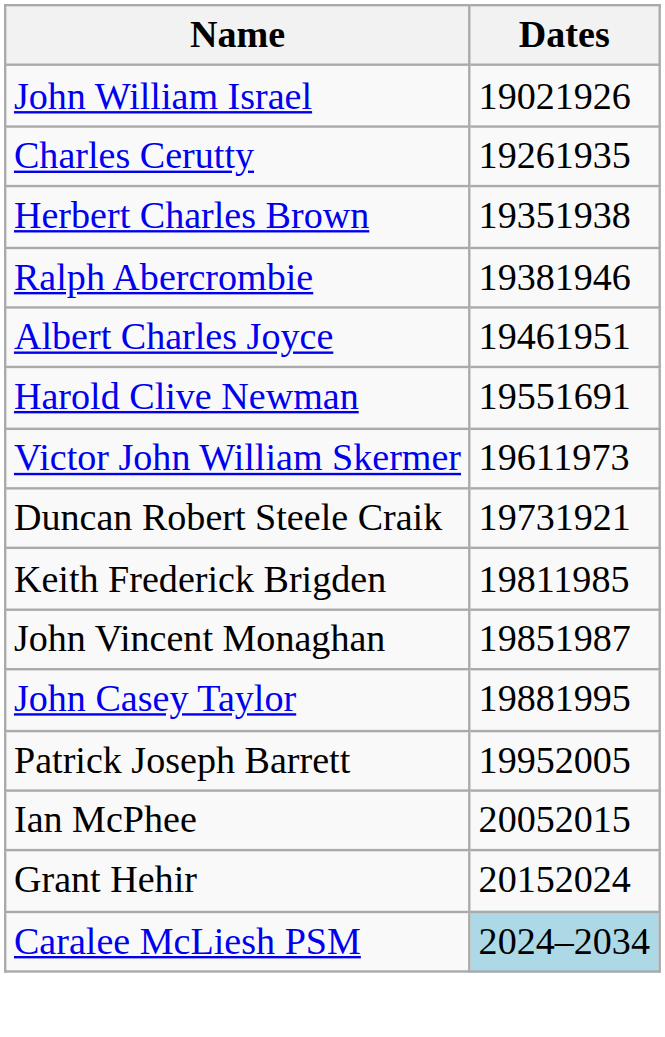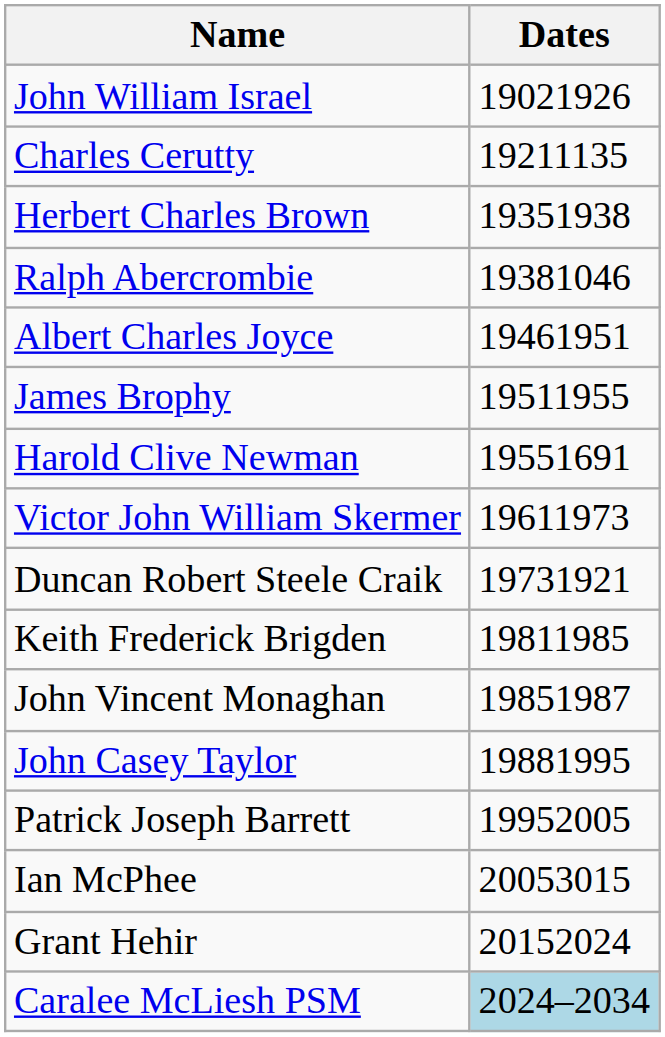(555, 155) 19261935 -> (553, 155) 19211135
(555, 276) 19381946 -> (555, 276) 19381046
+ row: (122, 397)
(555, 819) 20052015 -> (555, 880) 20053015
